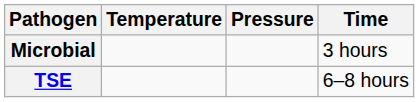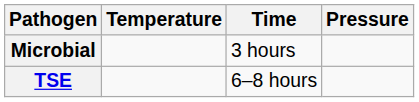columns swapped: (272, 19) <-> (366, 19)
